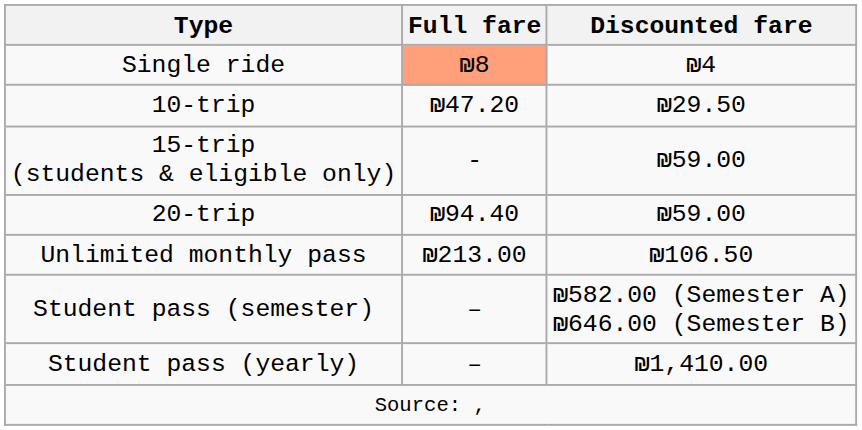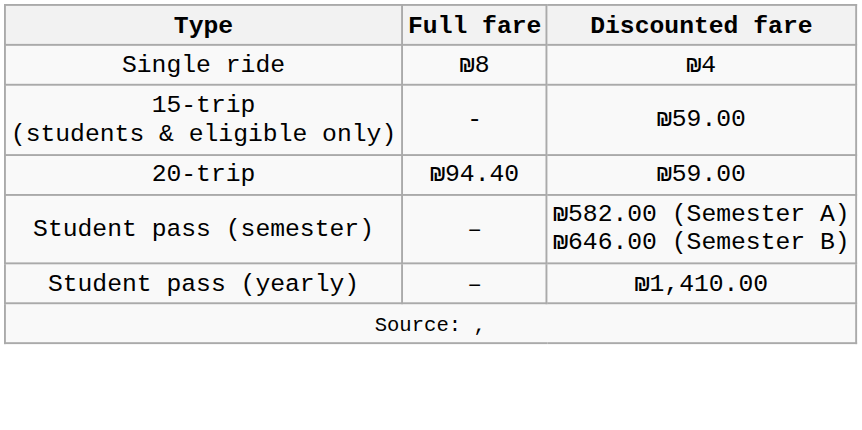(475, 65) lightsalmon background -> (475, 65) no background
- row: (204, 106)
- row: (204, 255)
